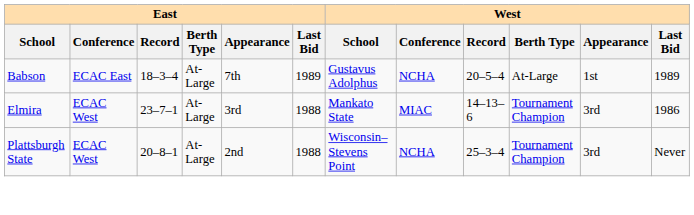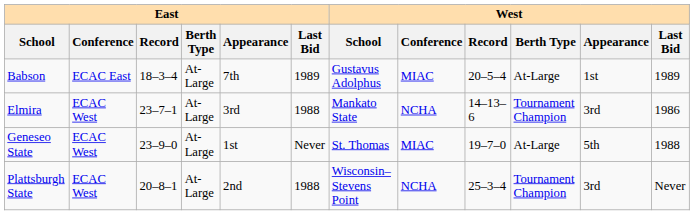(417, 75) NCHA -> (417, 75) MIAC
(415, 110) MIAC -> (419, 110) NCHA
+ row: (29, 144)
